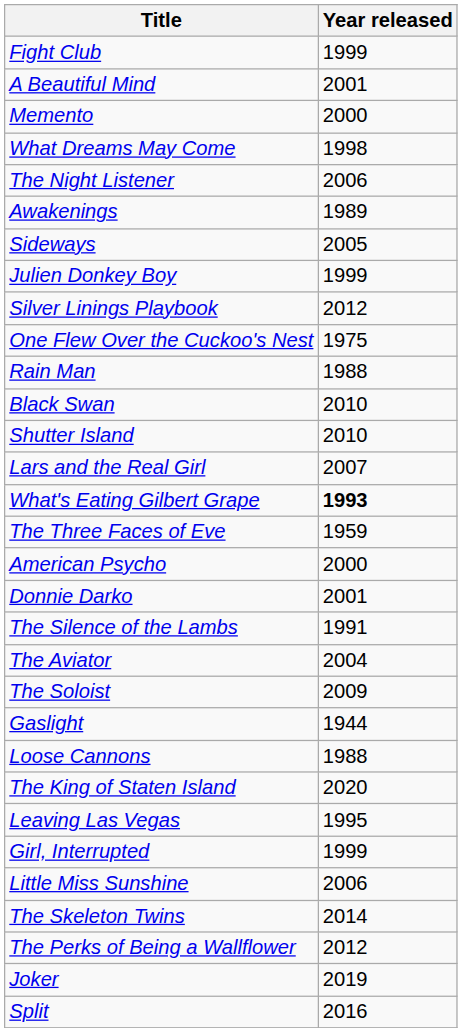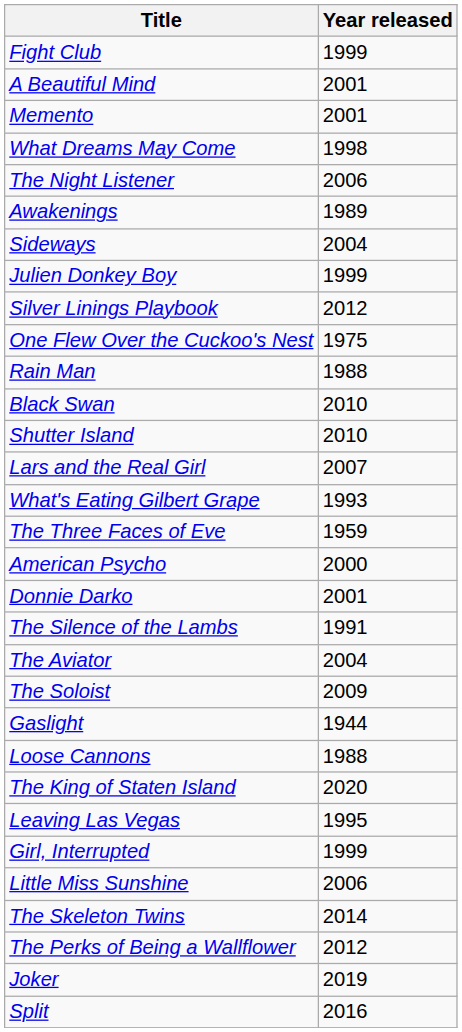(345, 116) 2000 -> (345, 116) 2001
(345, 244) 2005 -> (345, 244) 2004
(345, 500) bold -> (345, 500) normal
